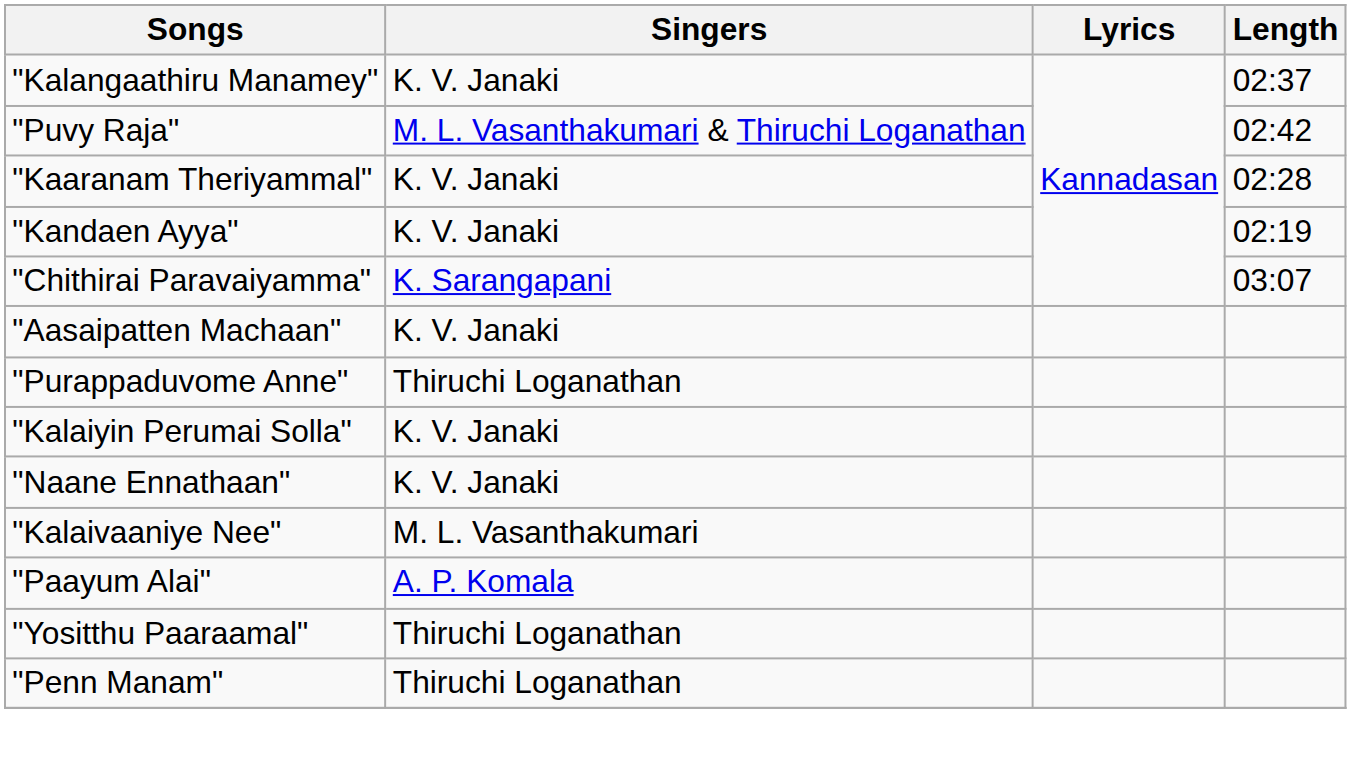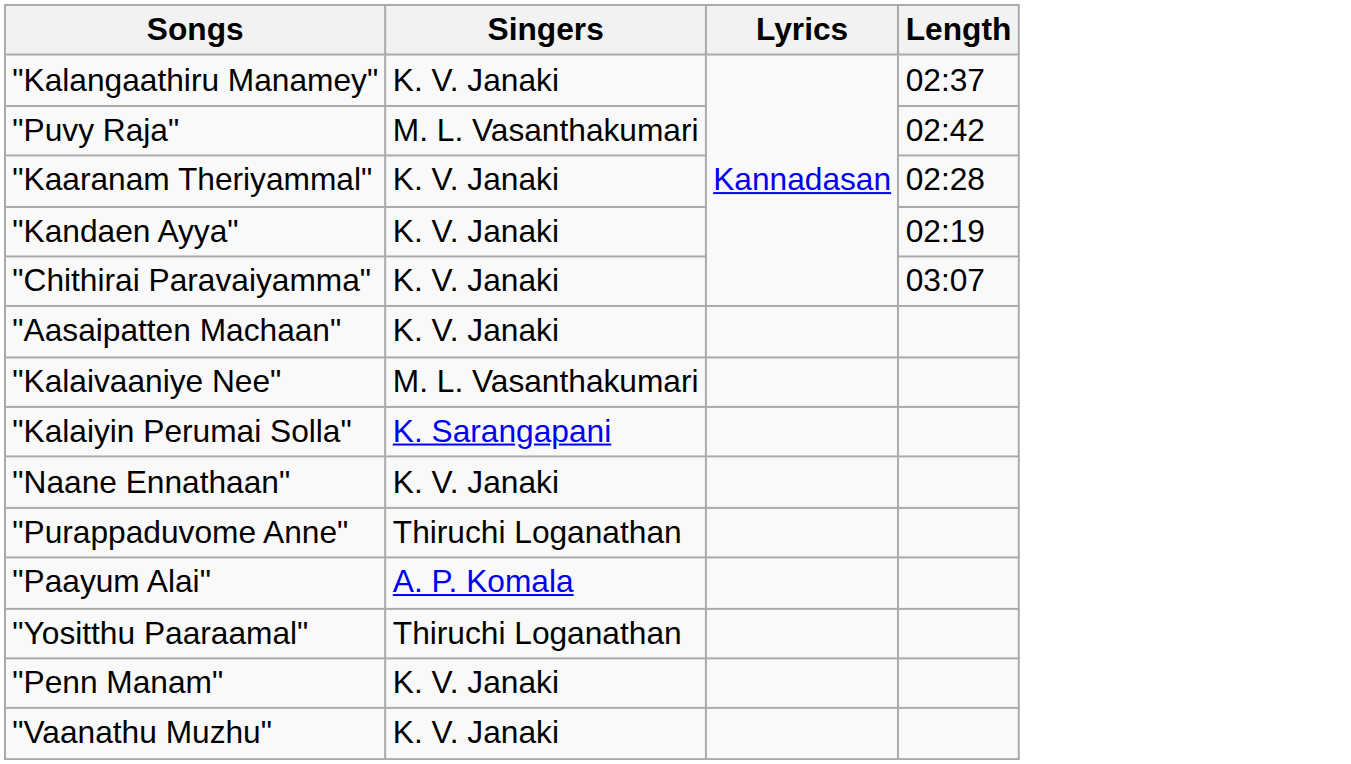(709, 130) M. L. Vasanthakumari & Thiruchi Loganathan -> (546, 130) M. L. Vasanthakumari
(502, 280) K. Sarangapani -> (476, 280) K. V. Janaki
rows swapped: (147, 532) <-> (180, 381)
(476, 431) K. V. Janaki -> (502, 431) K. Sarangapani
(537, 682) Thiruchi Loganathan -> (476, 682) K. V. Janaki
+ row: (142, 733)
